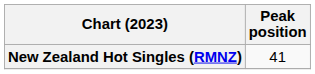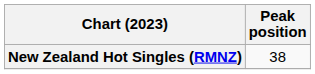(278, 56) 41 -> (278, 56) 38
